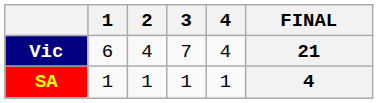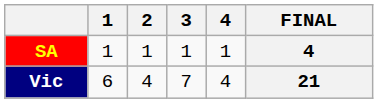rows swapped: (46, 82) <-> (46, 51)
